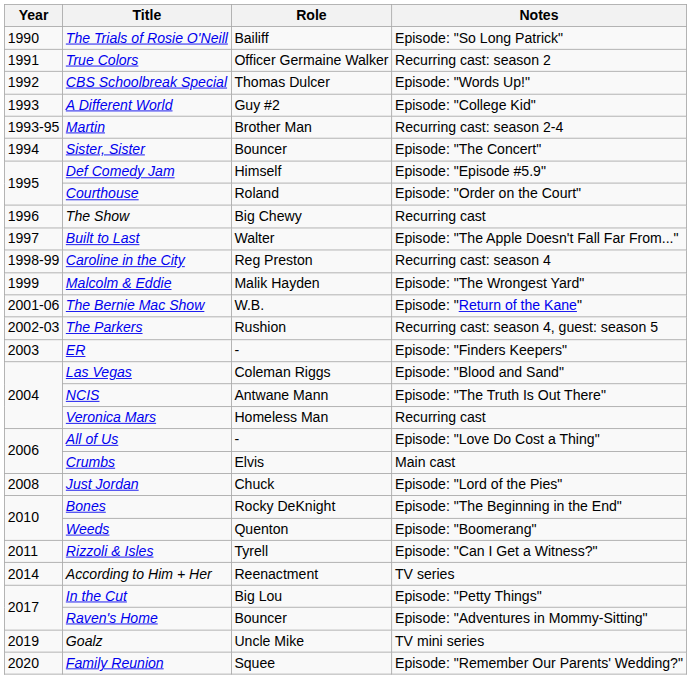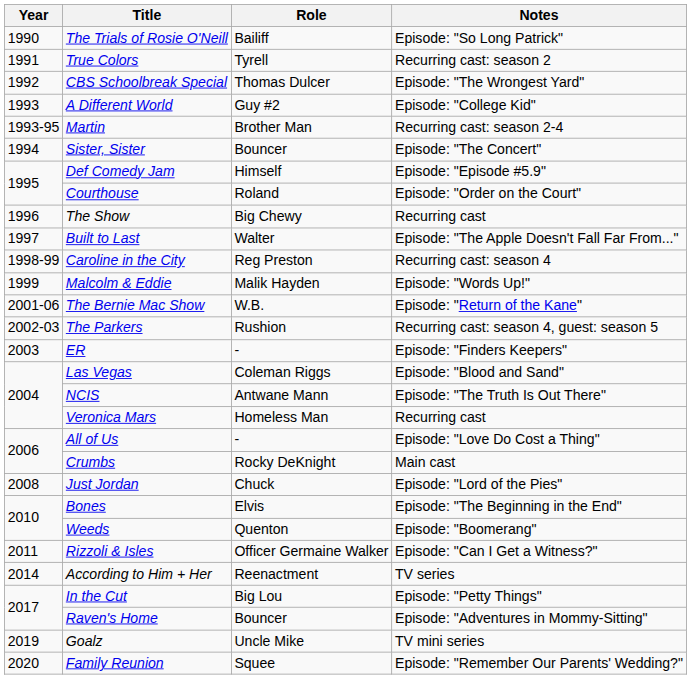(311, 60) Officer Germaine Walker -> (251, 60) Tyrell
(462, 82) Episode: "Words Up!" -> (490, 82) Episode: "The Wrongest Yard"
(490, 283) Episode: "The Wrongest Yard" -> (462, 283) Episode: "Words Up!"
(249, 462) Elvis -> (285, 462) Rocky DeKnight
(285, 506) Rocky DeKnight -> (249, 506) Elvis
(251, 551) Tyrell -> (311, 551) Officer Germaine Walker
